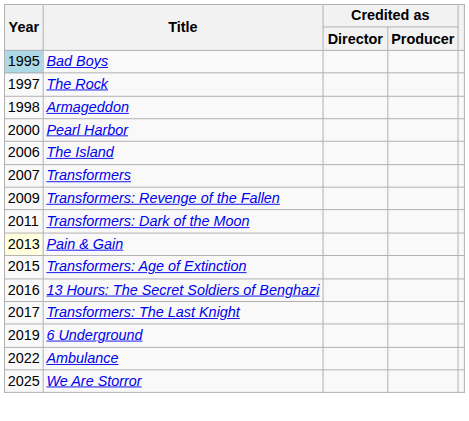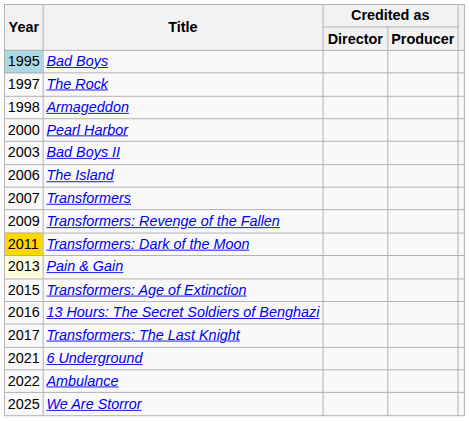+ row: (83, 152)
(23, 221) no background -> (23, 244) gold background
(24, 335) 2019 -> (24, 358) 2021
